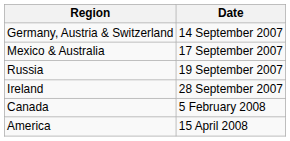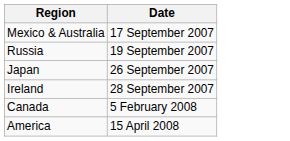- row: (90, 32)
+ row: (23, 70)
